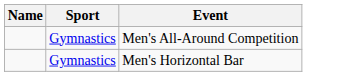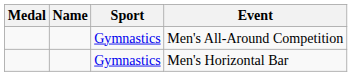+ column: (27, 15)
